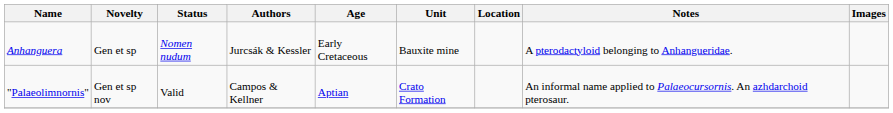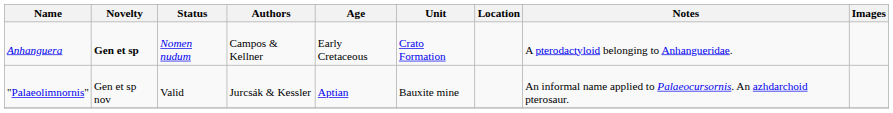(115, 50) normal -> (116, 50) bold
(270, 50) Jurcsák & Kessler -> (254, 50) Campos & Kellner
(429, 50) Bauxite mine -> (422, 50) Crato Formation
(254, 93) Campos & Kellner -> (270, 93) Jurcsák & Kessler
(422, 93) Crato Formation -> (429, 93) Bauxite mine
